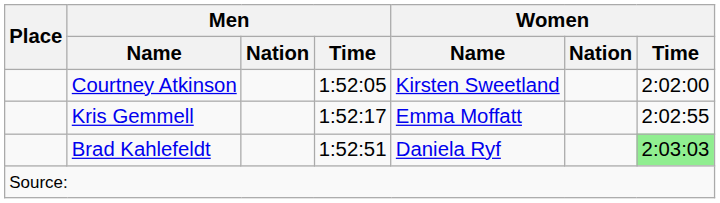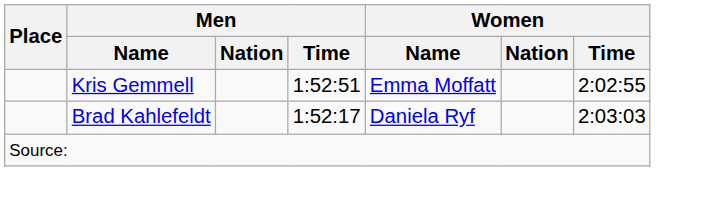- row: (154, 85)
(353, 117) 1:52:17 -> (327, 85) 1:52:51
(353, 149) 1:52:51 -> (327, 117) 1:52:17
(675, 149) lightgreen background -> (612, 117) no background
